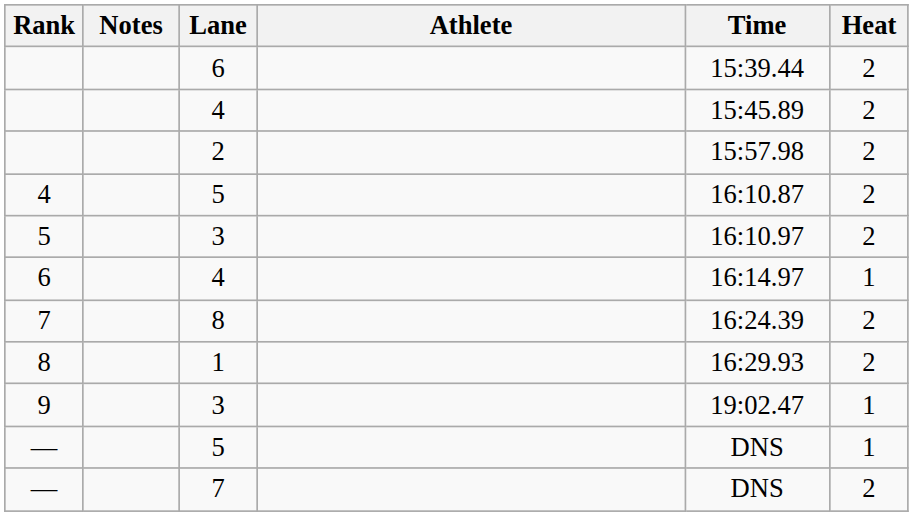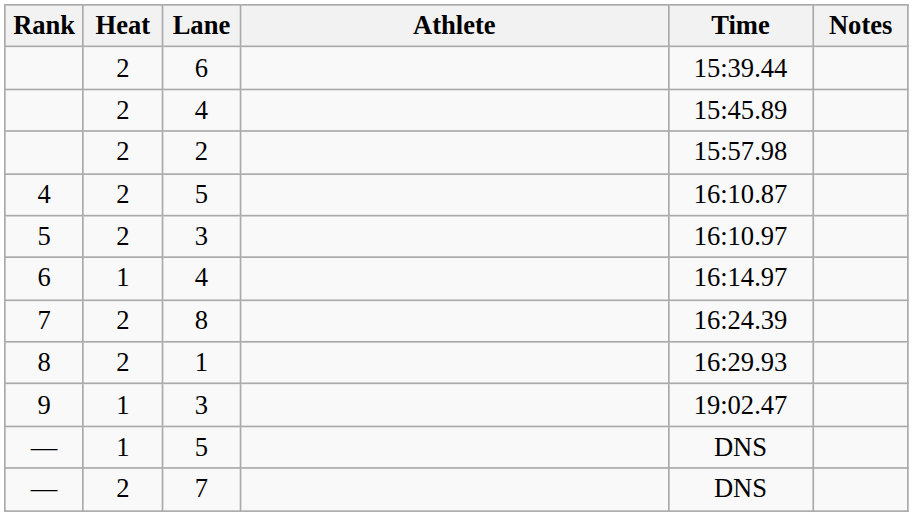columns swapped: (869, 25) <-> (131, 25)
